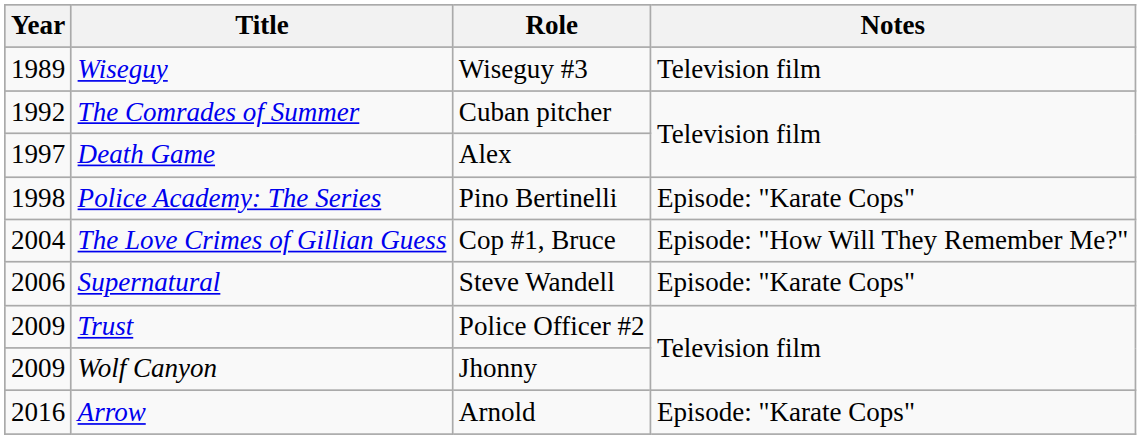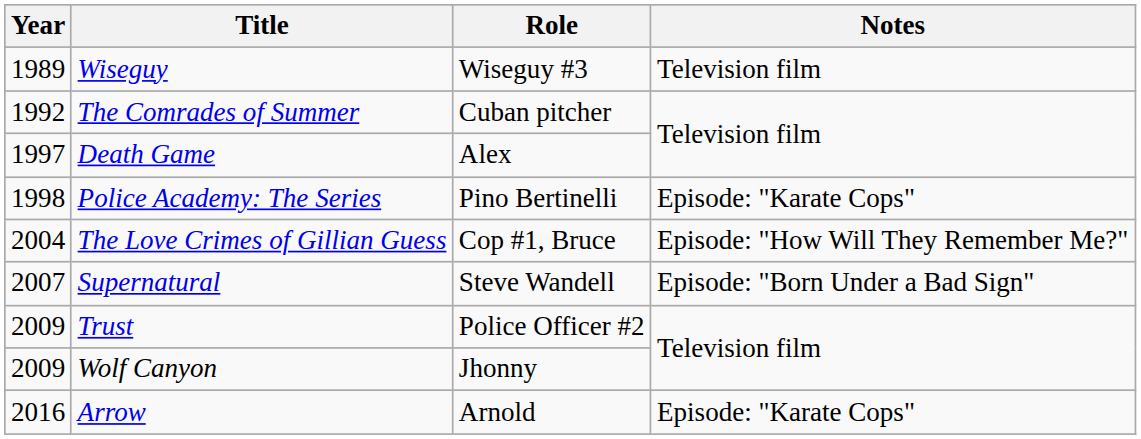(38, 283) 2006 -> (38, 283) 2007
(786, 283) Episode: "Karate Cops" -> (846, 283) Episode: "Born Under a Bad Sign"
